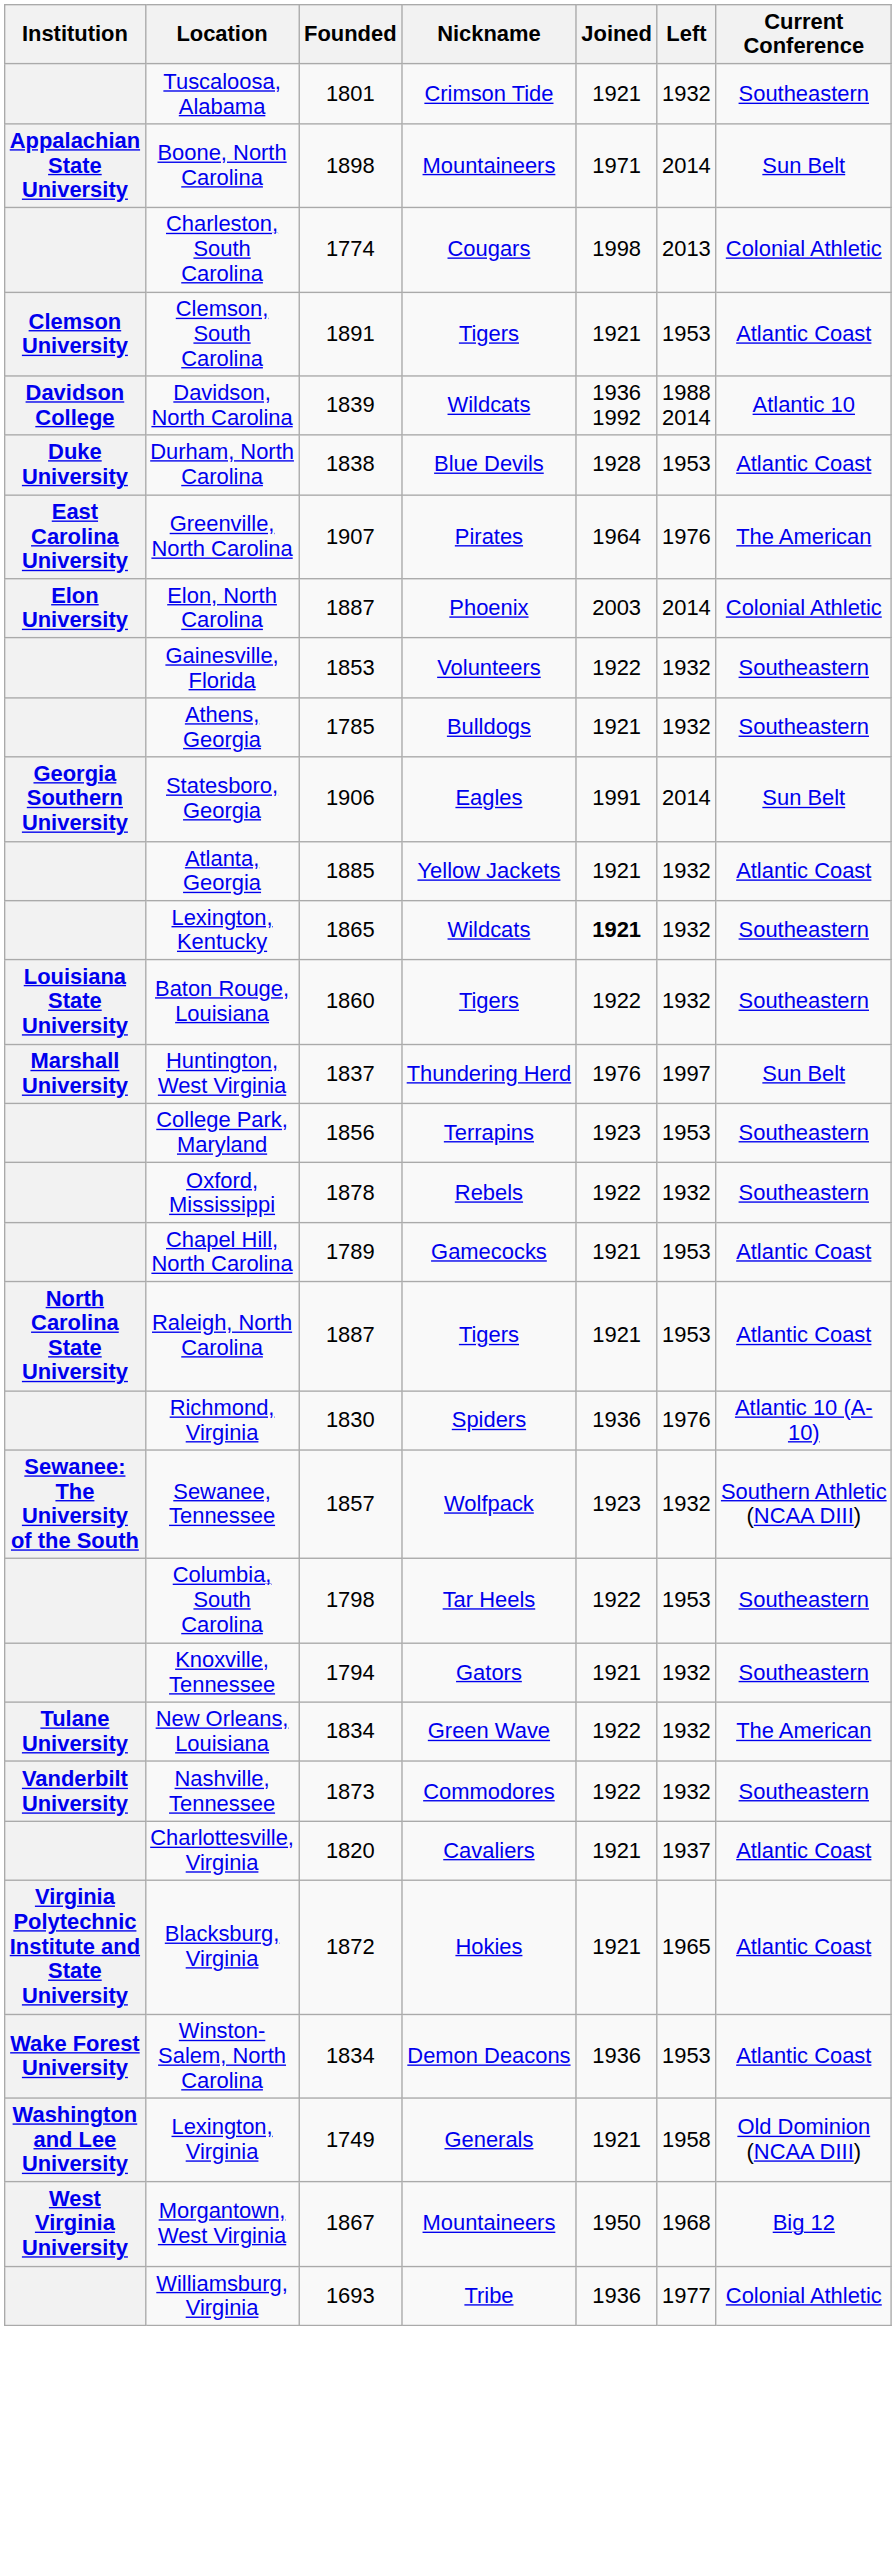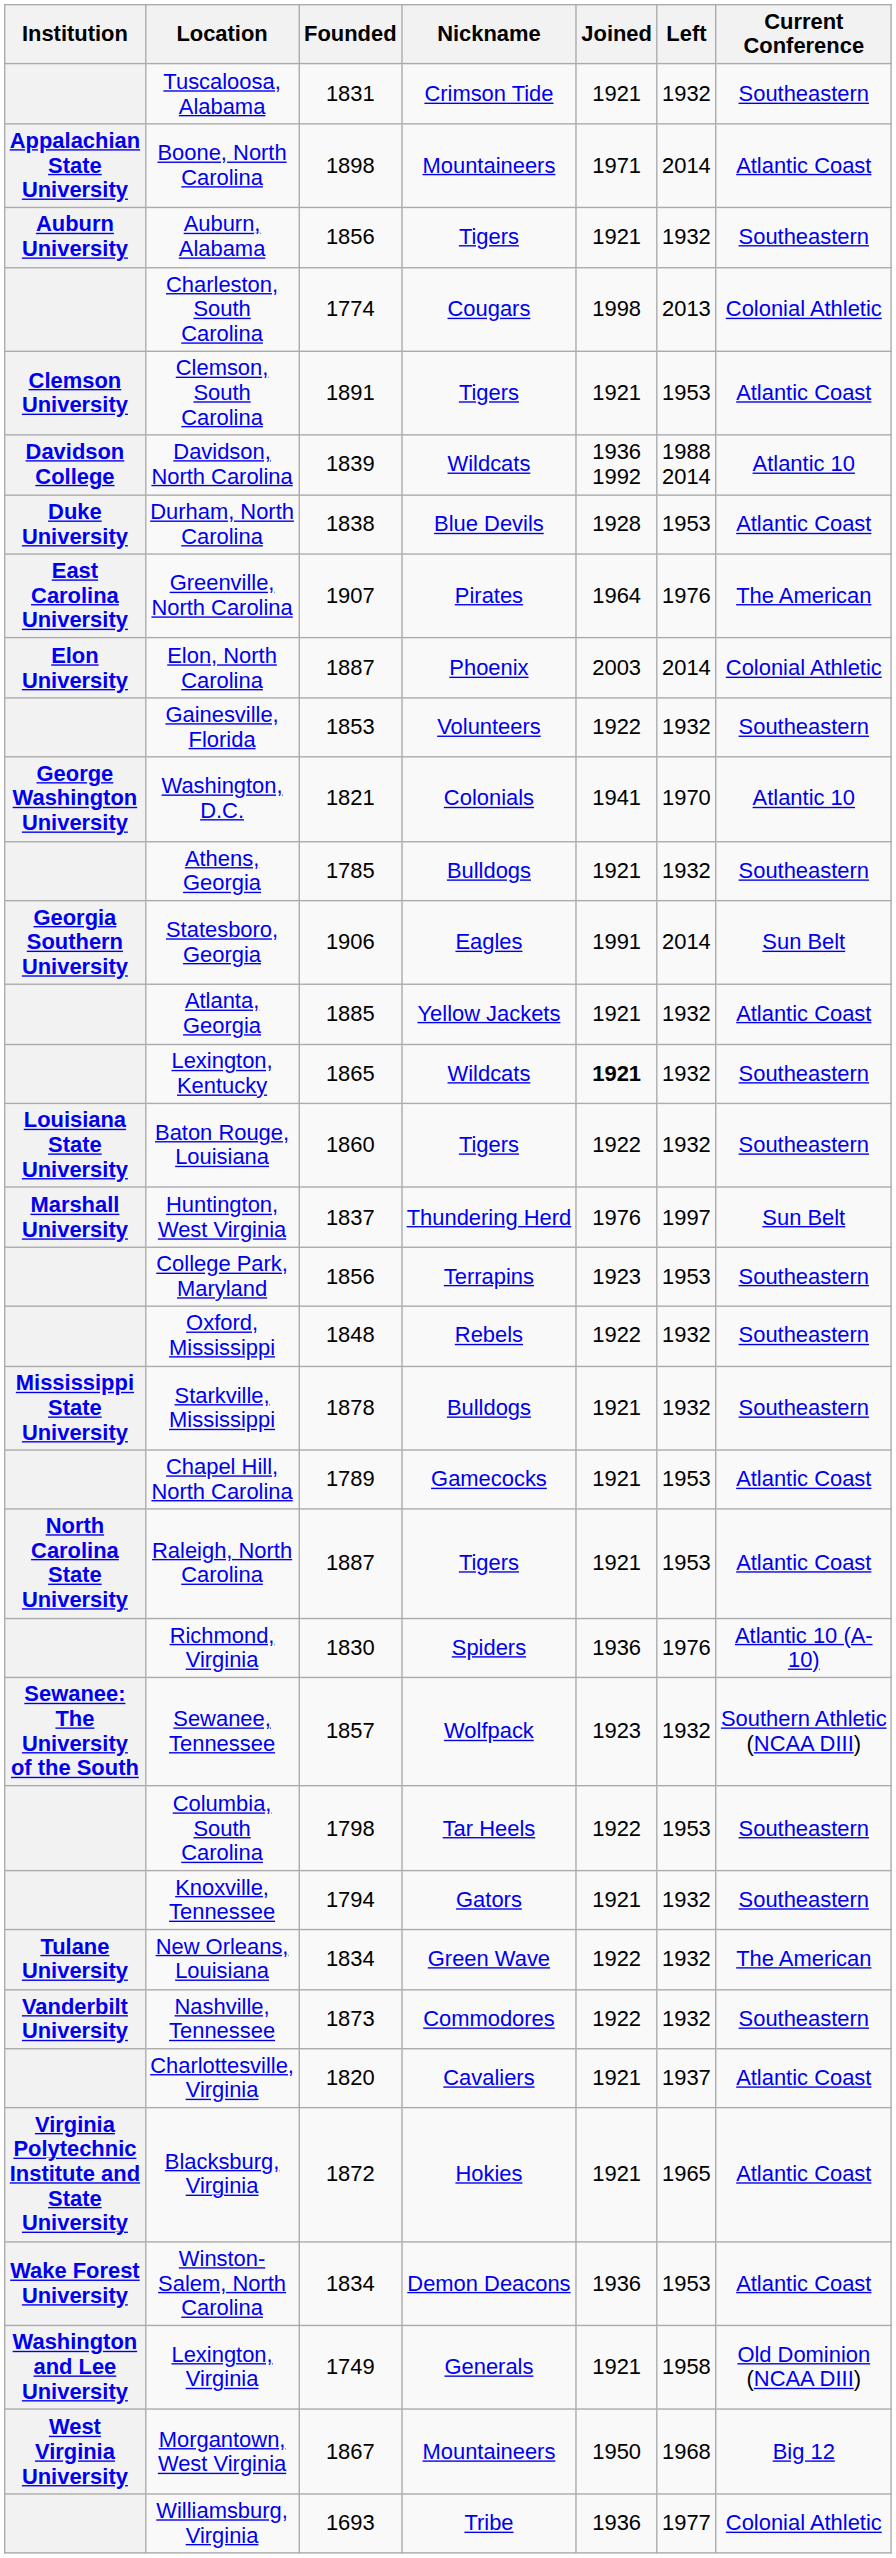(350, 93) 1801 -> (350, 93) 1831
(804, 165) Sun Belt -> (804, 165) Atlantic Coast
+ row: (222, 237)
+ row: (222, 798)
(350, 1192) 1878 -> (350, 1335) 1848
+ row: (222, 1407)
